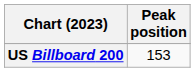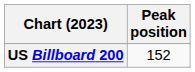(159, 55) 153 -> (159, 55) 152
